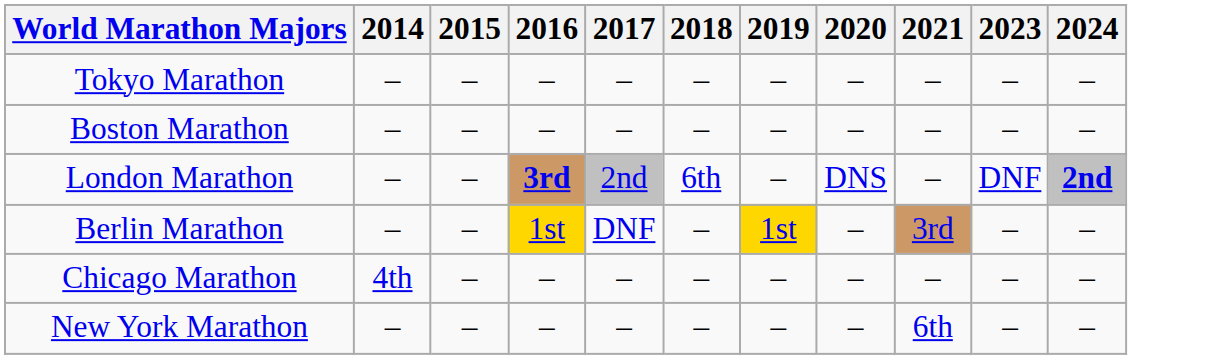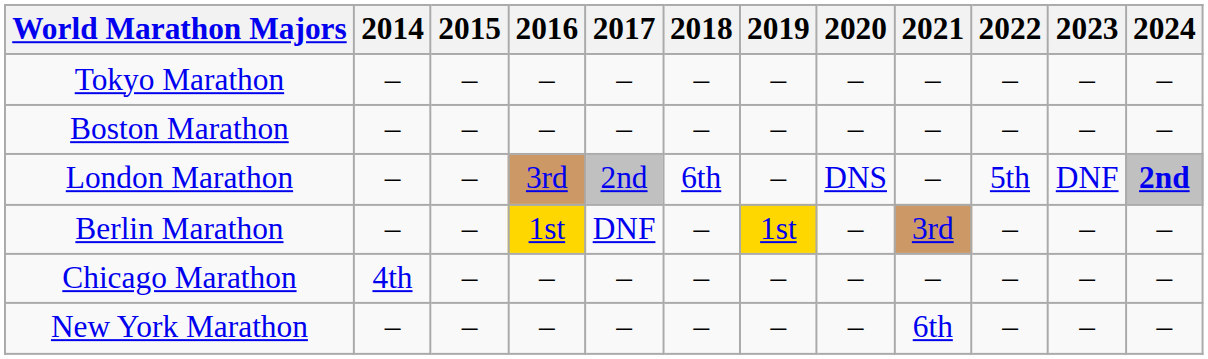+ column: (1010, 29)
(547, 178) bold -> (547, 178) normal
